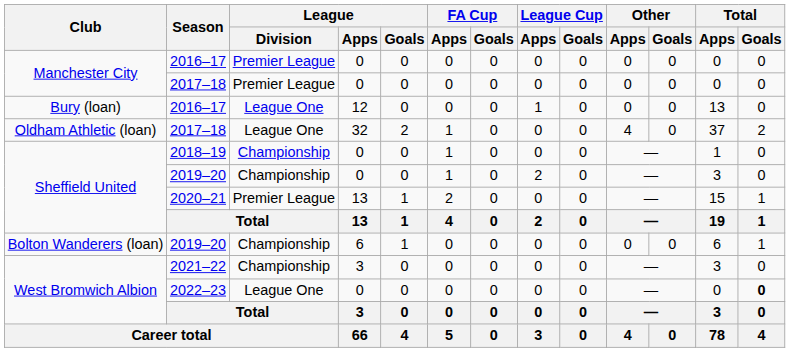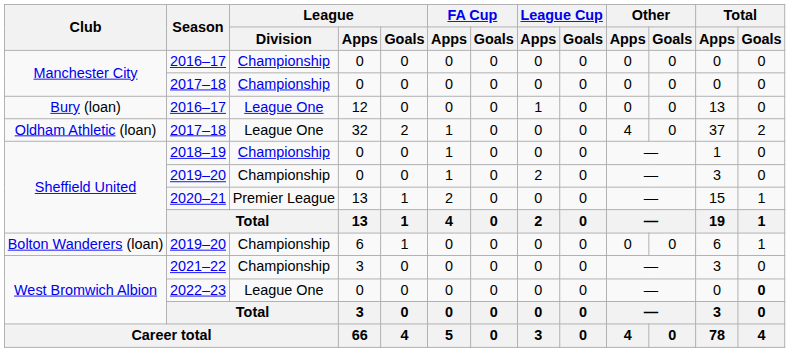(284, 61) Premier League -> (284, 61) Championship
(284, 84) Premier League -> (284, 84) Championship
